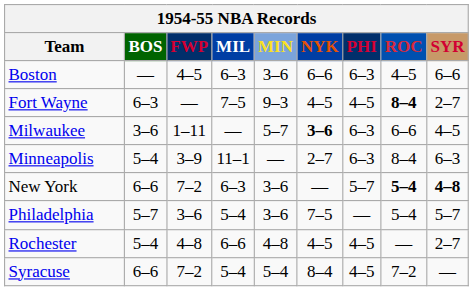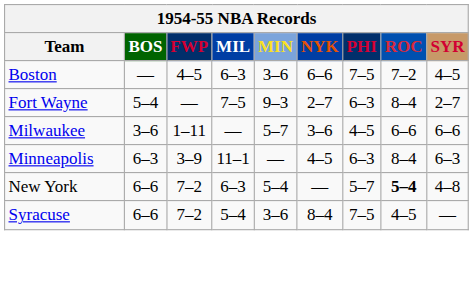(362, 74) 6–3 -> (362, 74) 7–5
(404, 74) 4–5 -> (404, 74) 7–2
(447, 74) 6–6 -> (447, 74) 4–5
(145, 102) 6–3 -> (145, 102) 5–4
(320, 102) 4–5 -> (320, 102) 2–7
(362, 102) 4–5 -> (362, 102) 6–3
(404, 102) bold -> (404, 102) normal
(320, 131) bold -> (320, 131) normal
(362, 131) 6–3 -> (362, 131) 4–5
(447, 131) 4–5 -> (447, 131) 6–6
(145, 159) 5–4 -> (145, 159) 6–3
(320, 159) 2–7 -> (320, 159) 4–5
(275, 187) 3–6 -> (275, 187) 5–4
(447, 187) bold -> (447, 187) normal
- row: (51, 215)
- row: (43, 243)
(275, 271) 5–4 -> (275, 215) 3–6
(362, 271) 4–5 -> (362, 215) 7–5
(404, 271) 7–2 -> (404, 215) 4–5
